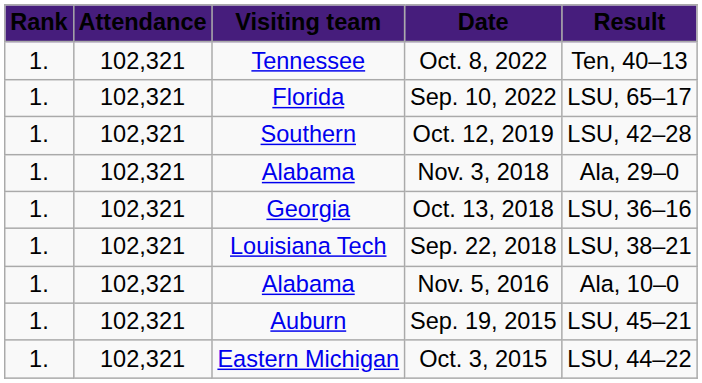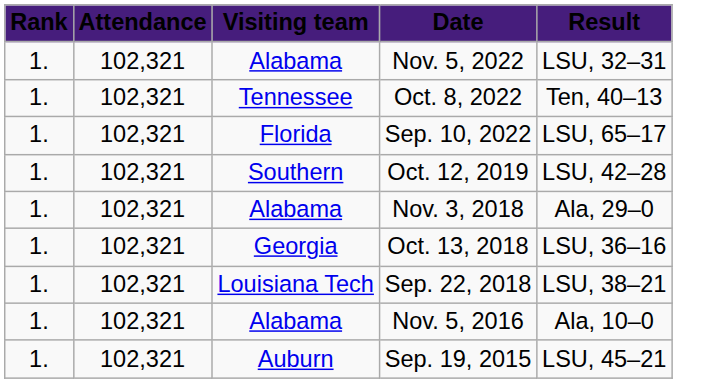+ row: (458, 60)
- row: (483, 358)
